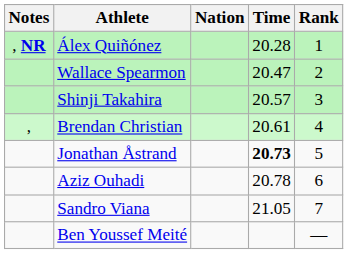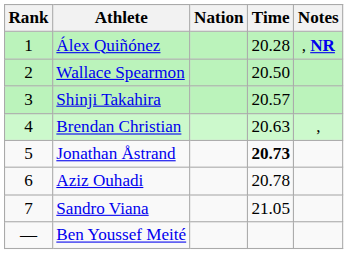columns swapped: (319, 18) <-> (29, 18)
(272, 72) 20.47 -> (271, 72) 20.50
(272, 126) 20.61 -> (271, 126) 20.63
